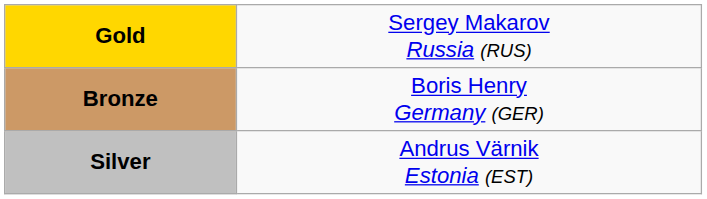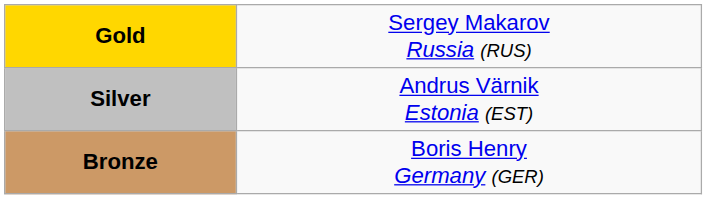rows swapped: (120, 161) <-> (120, 98)
